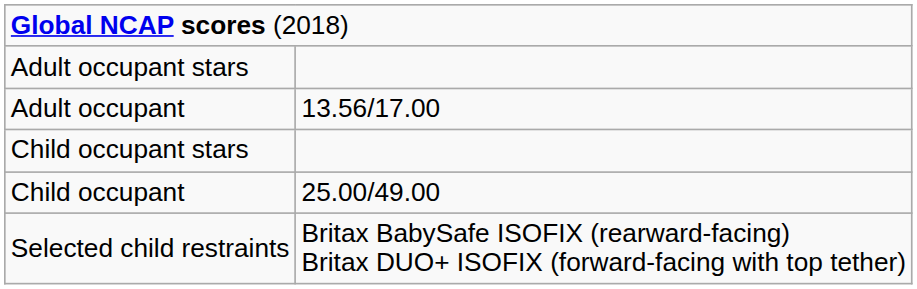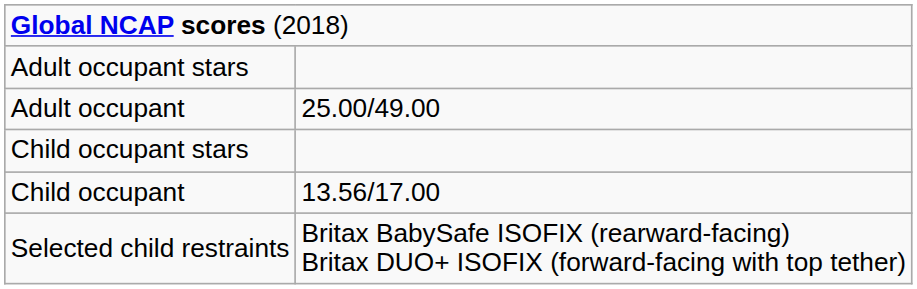(371, 108) 13.56/17.00 -> (371, 108) 25.00/49.00
(371, 191) 25.00/49.00 -> (371, 191) 13.56/17.00
